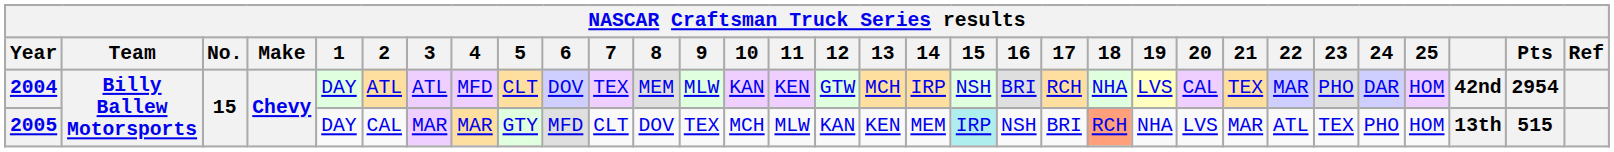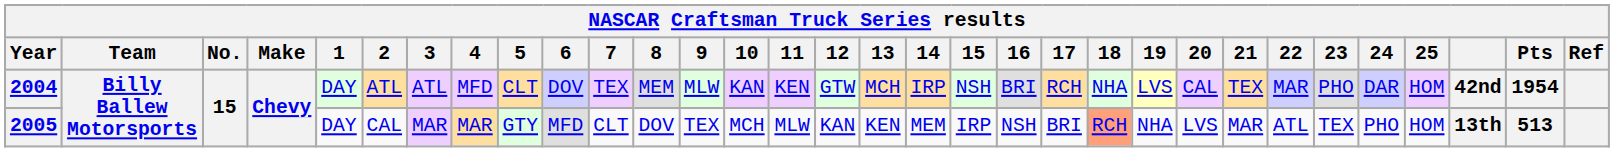(1535, 88) 2954 -> (1535, 88) 1954
(974, 126) paleturquoise background -> (974, 126) no background
(1535, 126) 515 -> (1535, 126) 513
